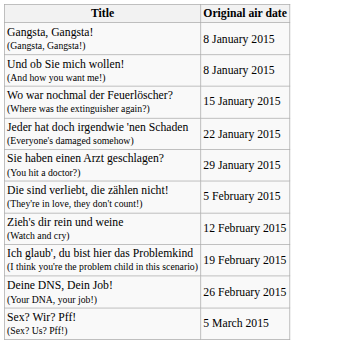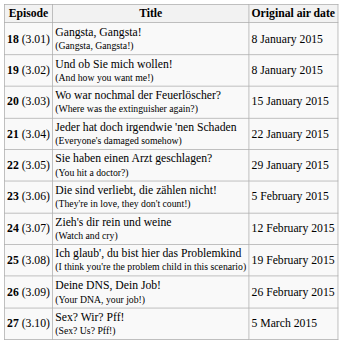+ column: (28, 13)
